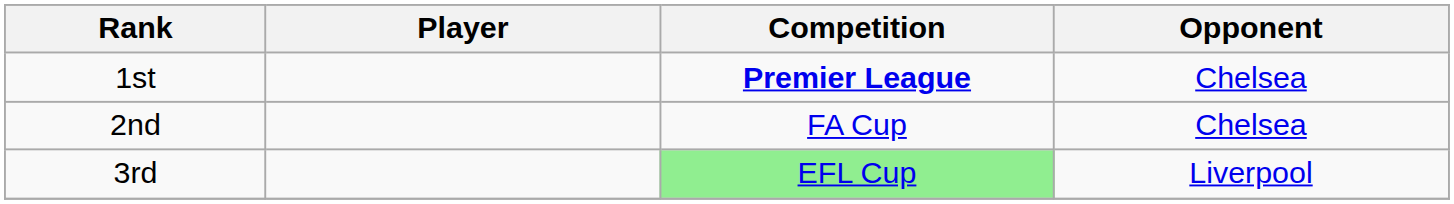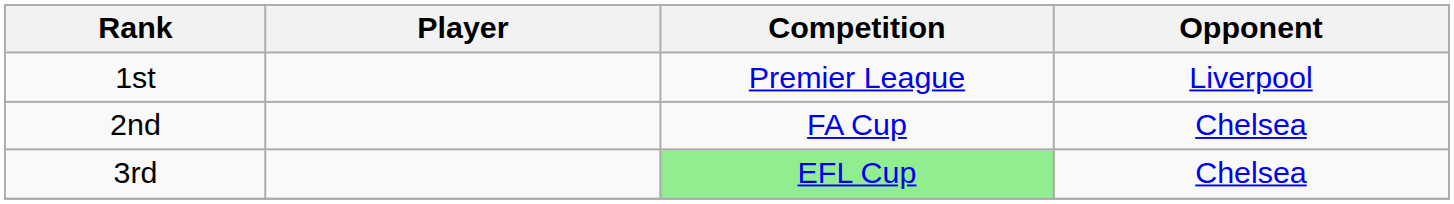(857, 76) bold -> (857, 76) normal
(1251, 76) Chelsea -> (1251, 76) Liverpool
(1251, 173) Liverpool -> (1251, 173) Chelsea
